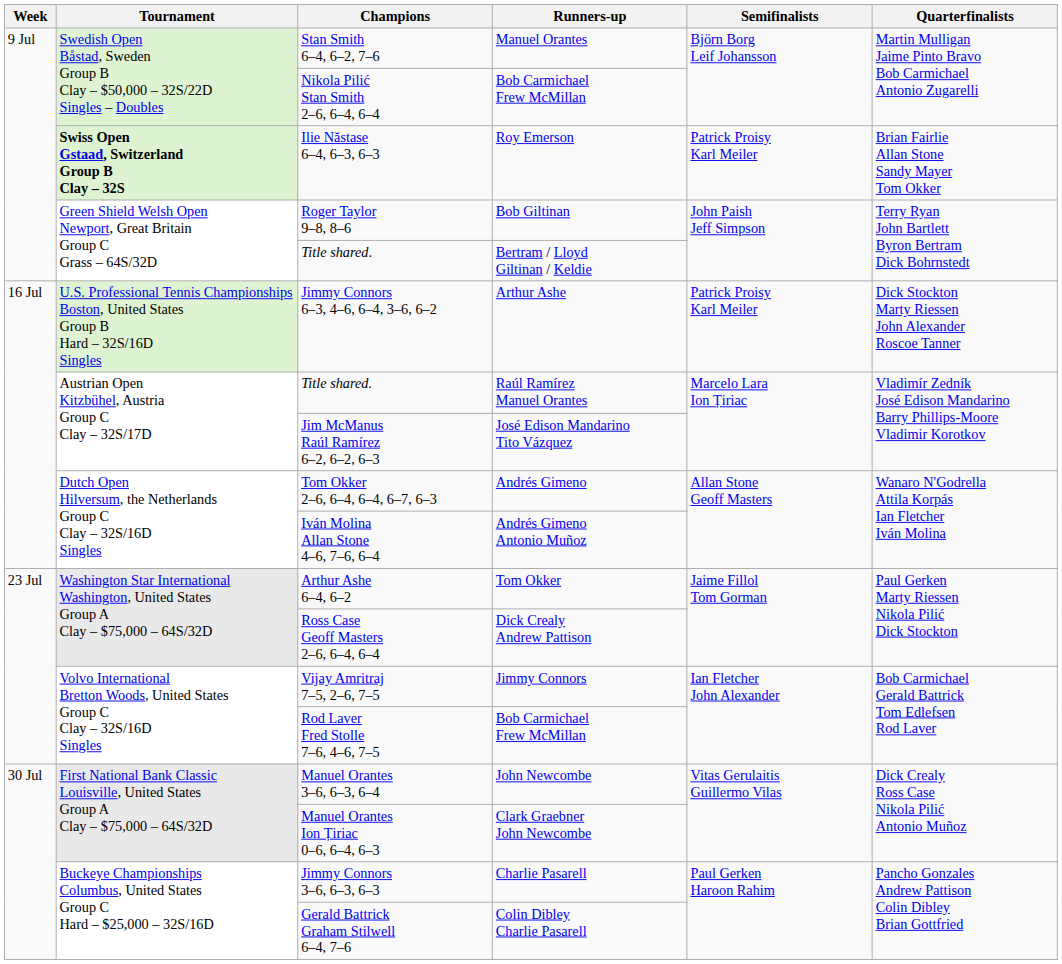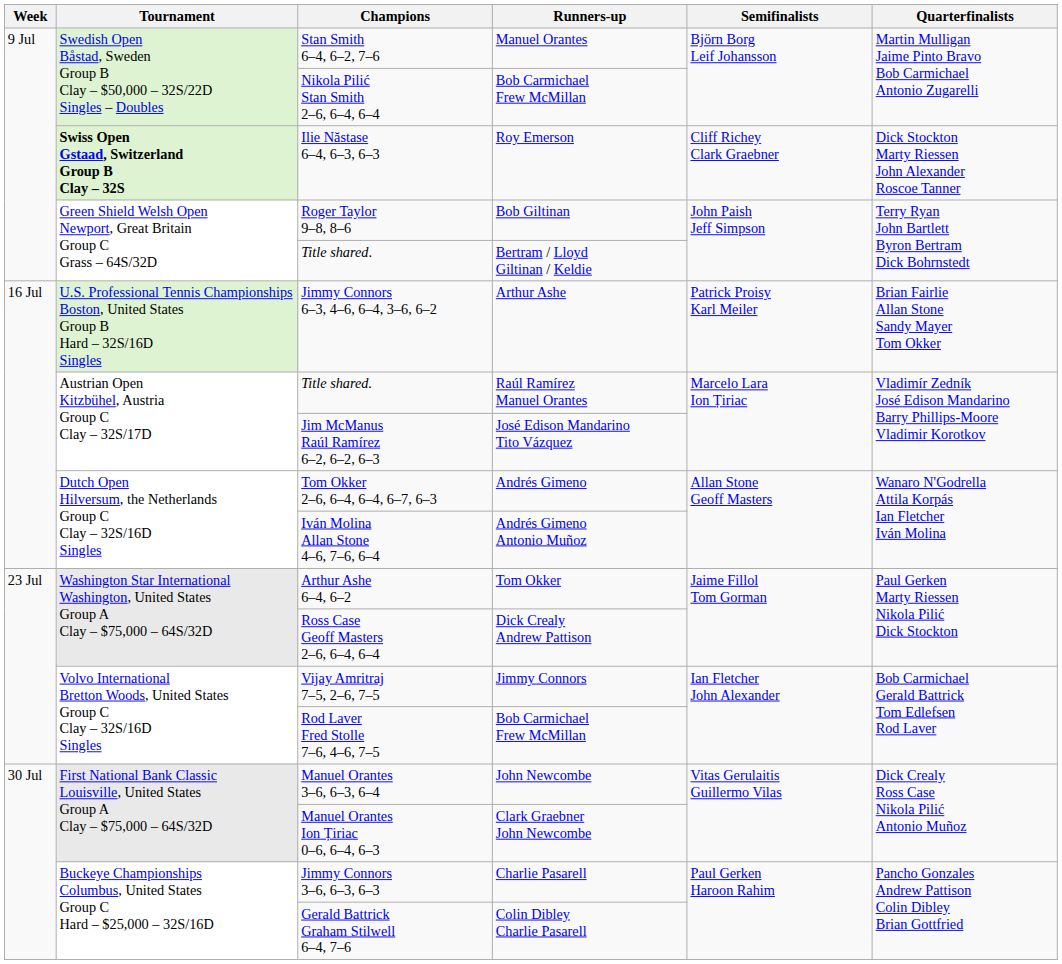(731, 146) Patrick Proisy Karl Meiler -> (735, 146) Cliff Richey Clark Graebner
(914, 163) Brian Fairlie Allan Stone Sandy Mayer Tom Okker -> (920, 163) Dick Stockton Marty Riessen John Alexander Roscoe Tanner
(920, 318) Dick Stockton Marty Riessen John Alexander Roscoe Tanner -> (914, 318) Brian Fairlie Allan Stone Sandy Mayer Tom Okker
